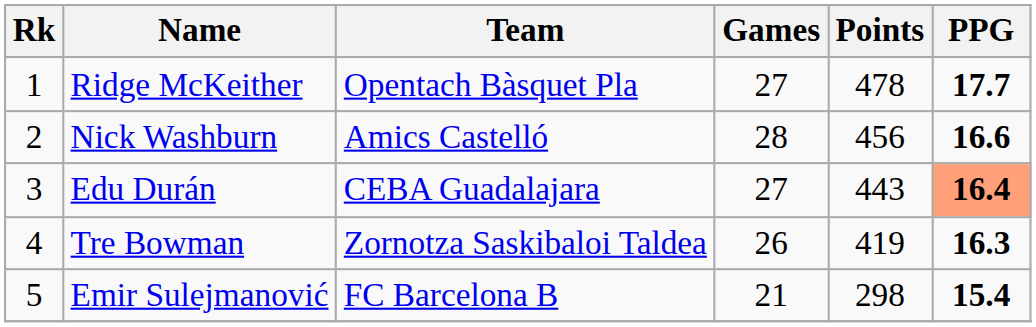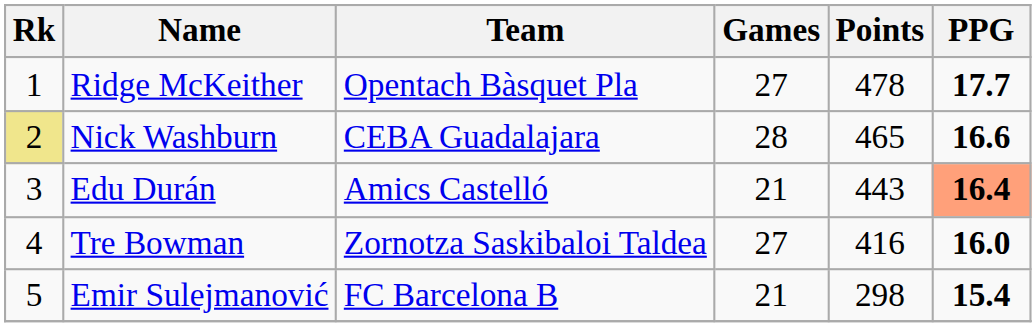(34, 136) no background -> (34, 136) khaki background
(446, 136) Amics Castelló -> (472, 136) CEBA Guadalajara
(880, 136) 456 -> (880, 136) 465
(472, 189) CEBA Guadalajara -> (446, 189) Amics Castelló
(771, 189) 27 -> (771, 189) 21
(771, 242) 26 -> (771, 242) 27
(880, 242) 419 -> (880, 242) 416
(981, 242) 16.3 -> (981, 242) 16.0
